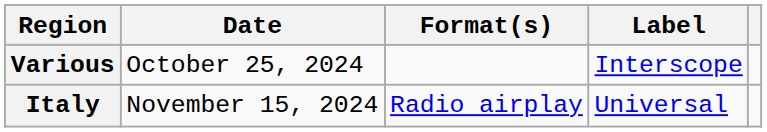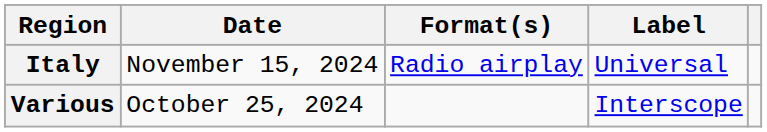rows swapped: (63, 65) <-> (63, 106)
